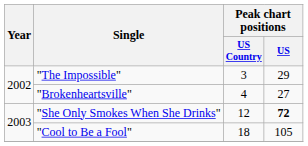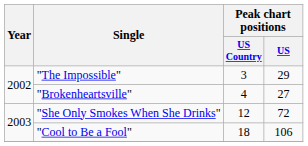(283, 113) bold -> (283, 113) normal
(283, 132) 105 -> (283, 132) 106
